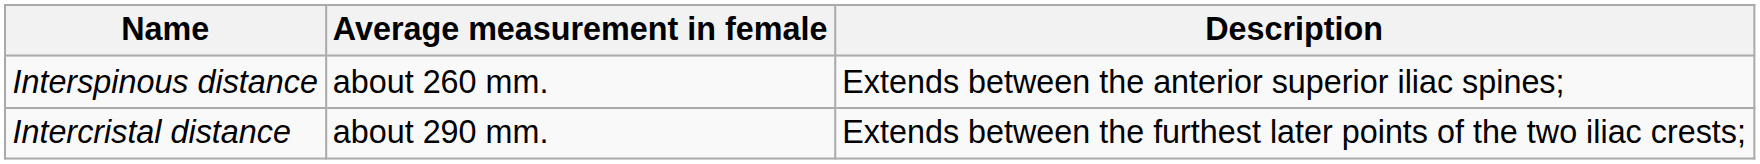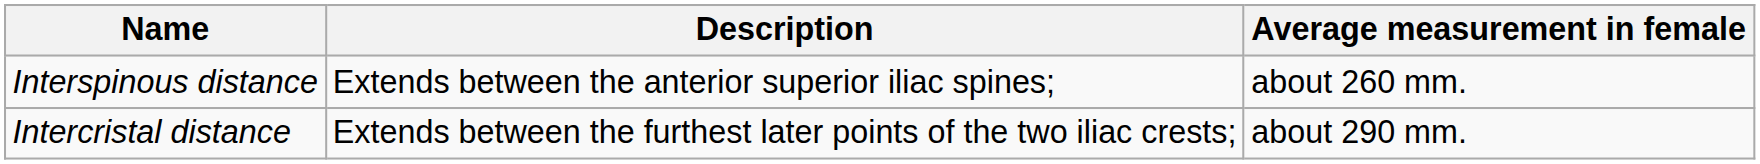columns swapped: (1294, 30) <-> (580, 30)
